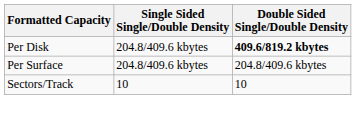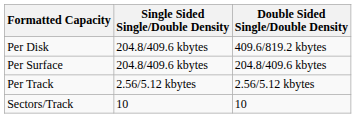(282, 46) bold -> (281, 46) normal
+ row: (30, 84)
